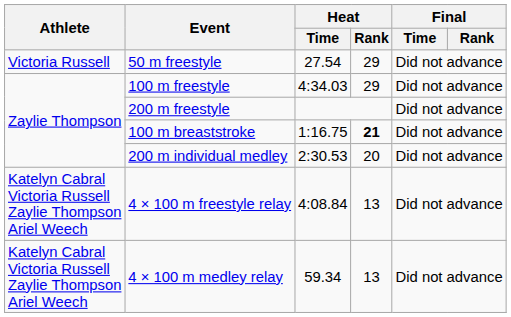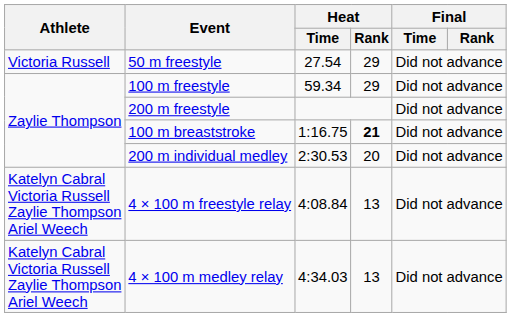(323, 86) 4:34.03 -> (323, 86) 59.34
(323, 277) 59.34 -> (323, 277) 4:34.03
